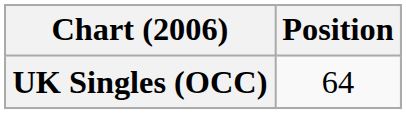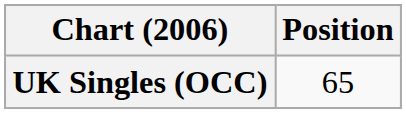(338, 81) 64 -> (338, 81) 65
